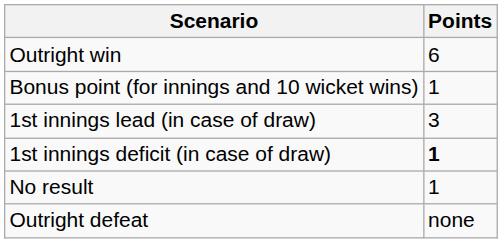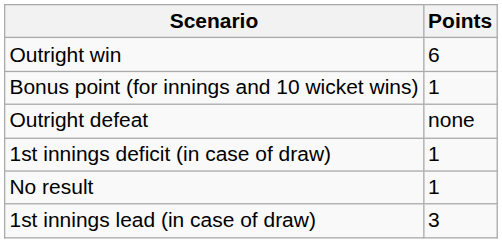rows swapped: (163, 120) <-> (79, 220)
(434, 154) bold -> (434, 154) normal
